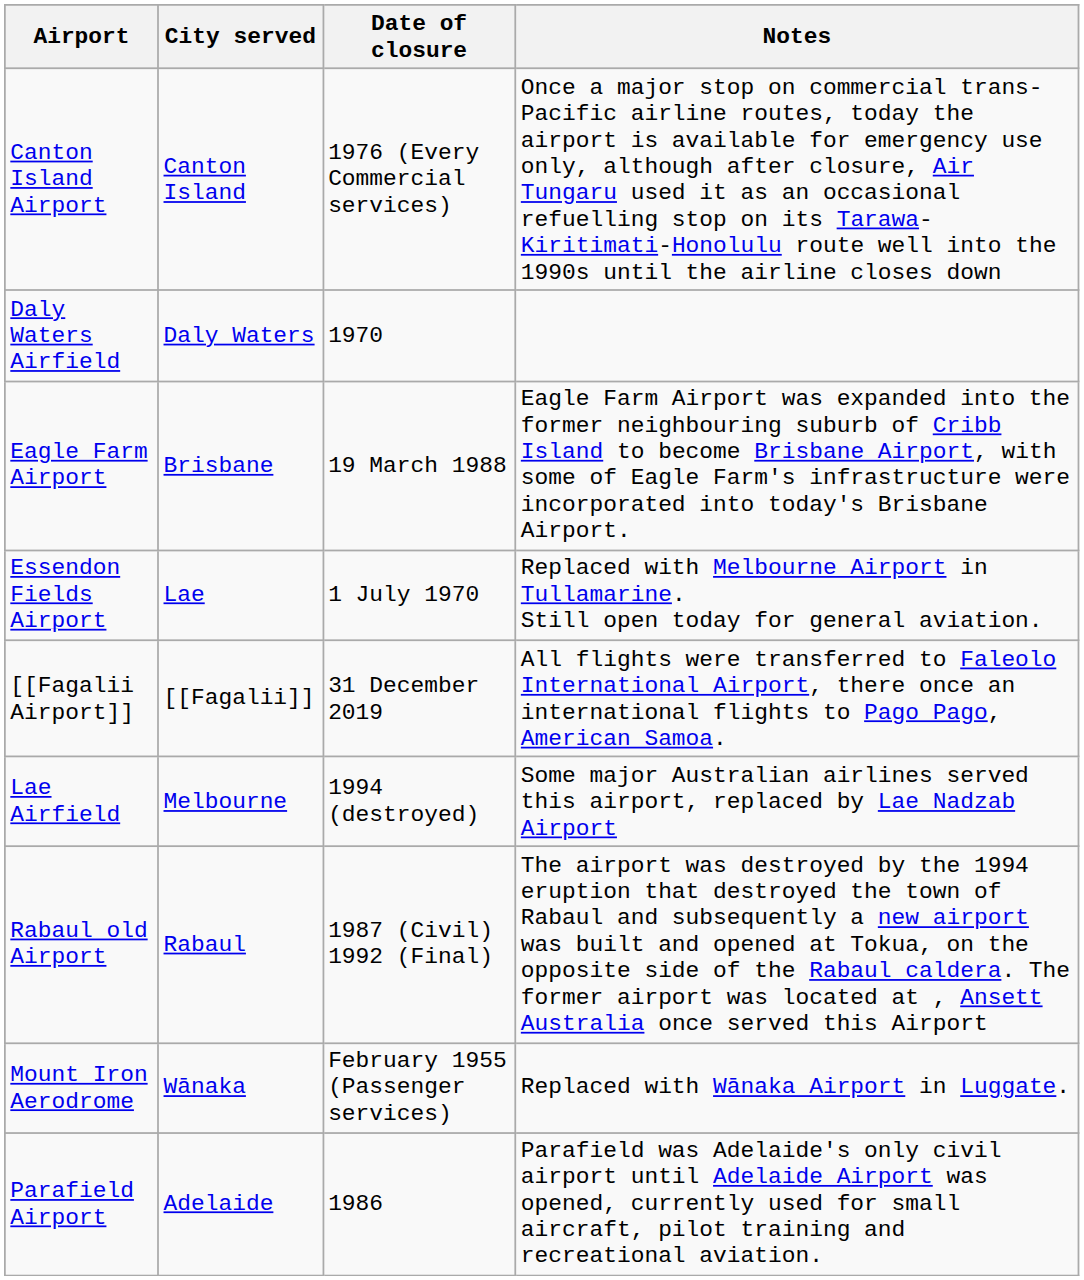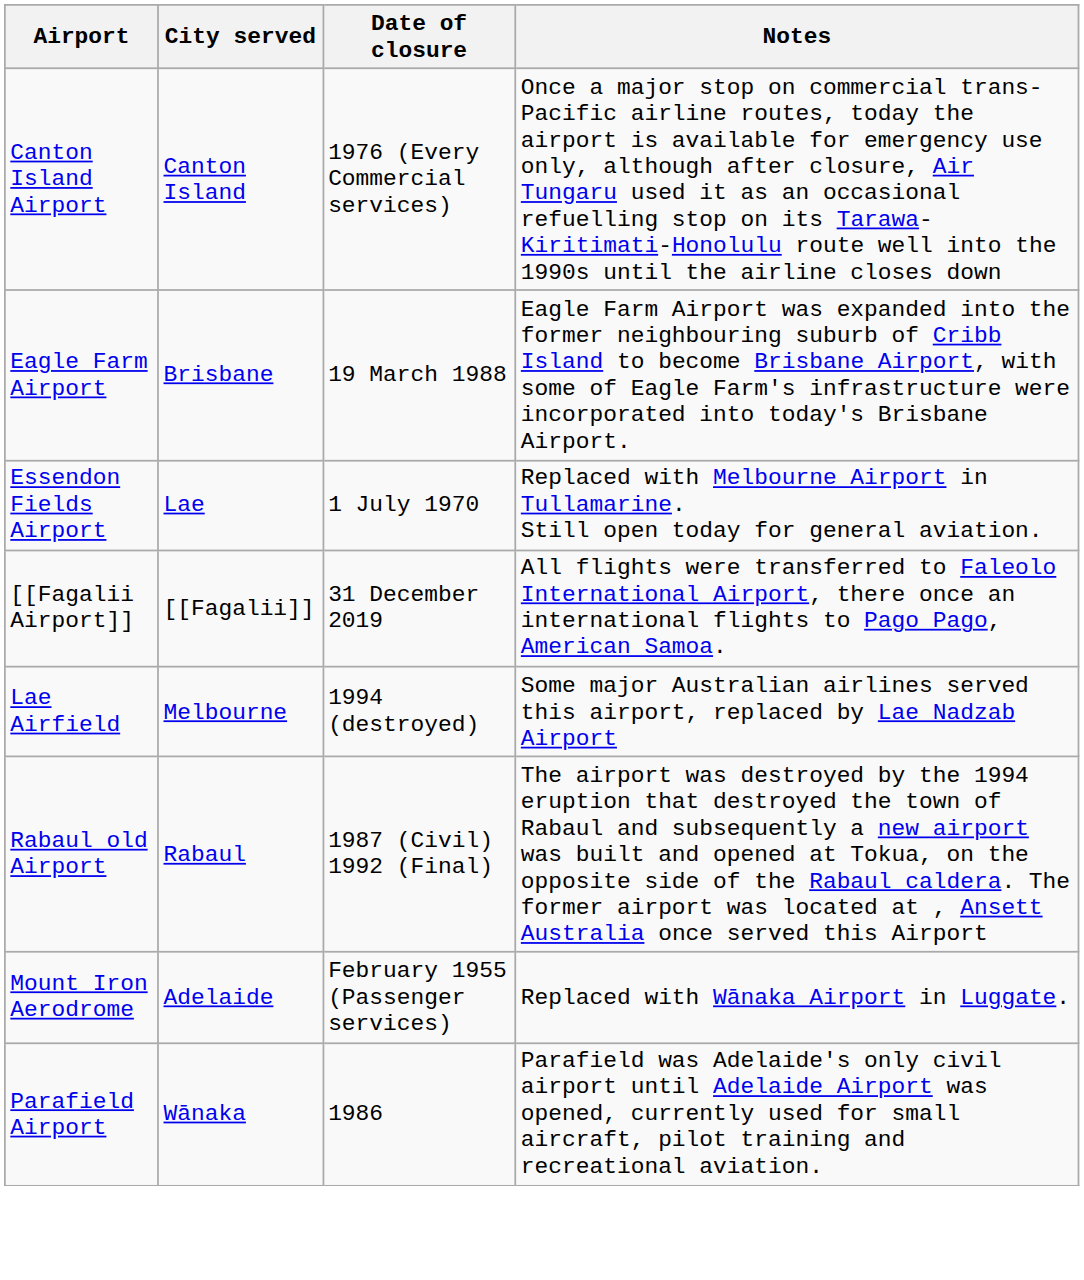- row: (65, 336)
(205, 1087) Wānaka -> (218, 997) Adelaide
(218, 1204) Adelaide -> (205, 1114) Wānaka
